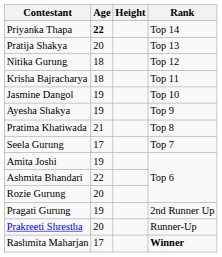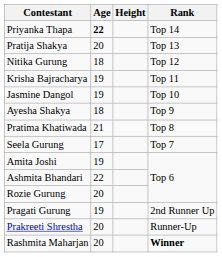(98, 78) 18 -> (98, 78) 19
(98, 111) 19 -> (98, 111) 18
(98, 243) 17 -> (98, 243) 20
